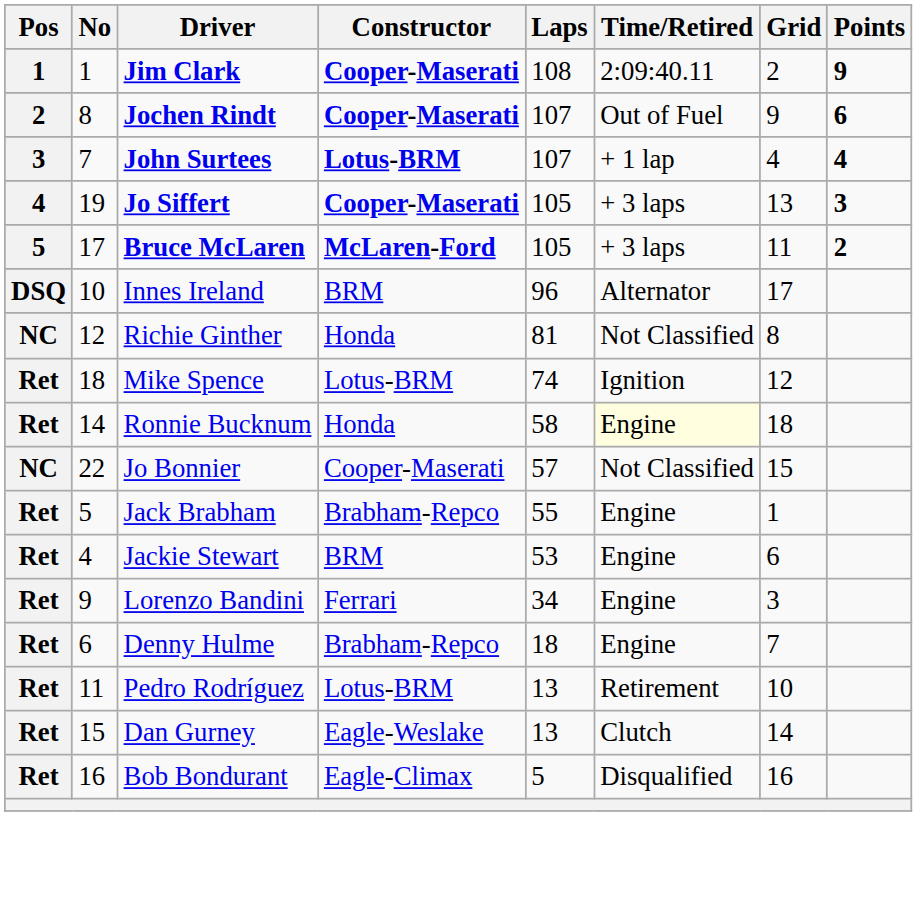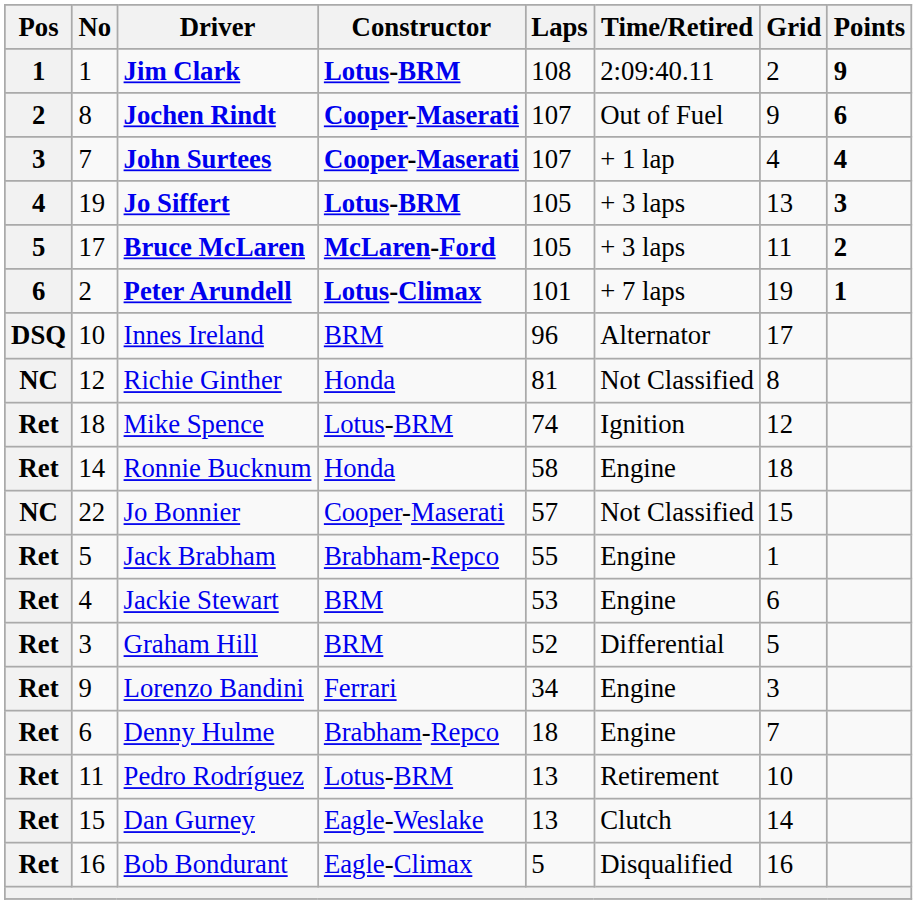(421, 70) Cooper-Maserati -> (392, 70) Lotus-BRM
(392, 159) Lotus-BRM -> (421, 159) Cooper-Maserati
(421, 203) Cooper-Maserati -> (392, 203) Lotus-BRM
+ row: (208, 291)
(638, 423) lightyellow background -> (638, 467) no background
+ row: (191, 644)
